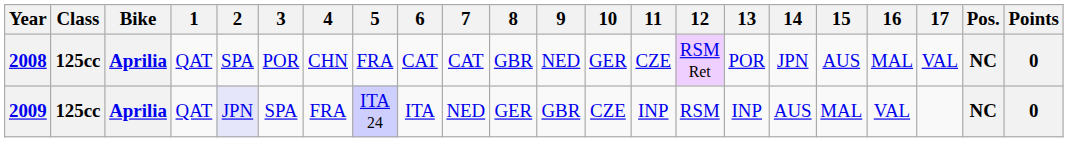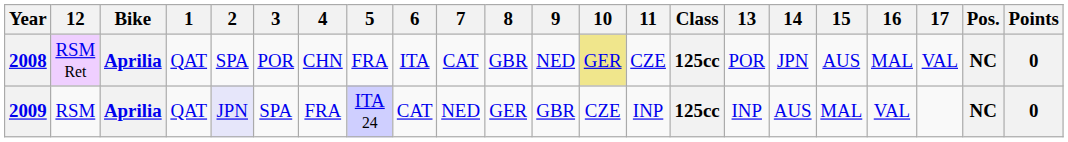columns swapped: (78, 19) <-> (700, 19)
(420, 60) CAT -> (415, 60) ITA
(608, 60) no background -> (603, 60) khaki background
(420, 111) ITA -> (415, 111) CAT
